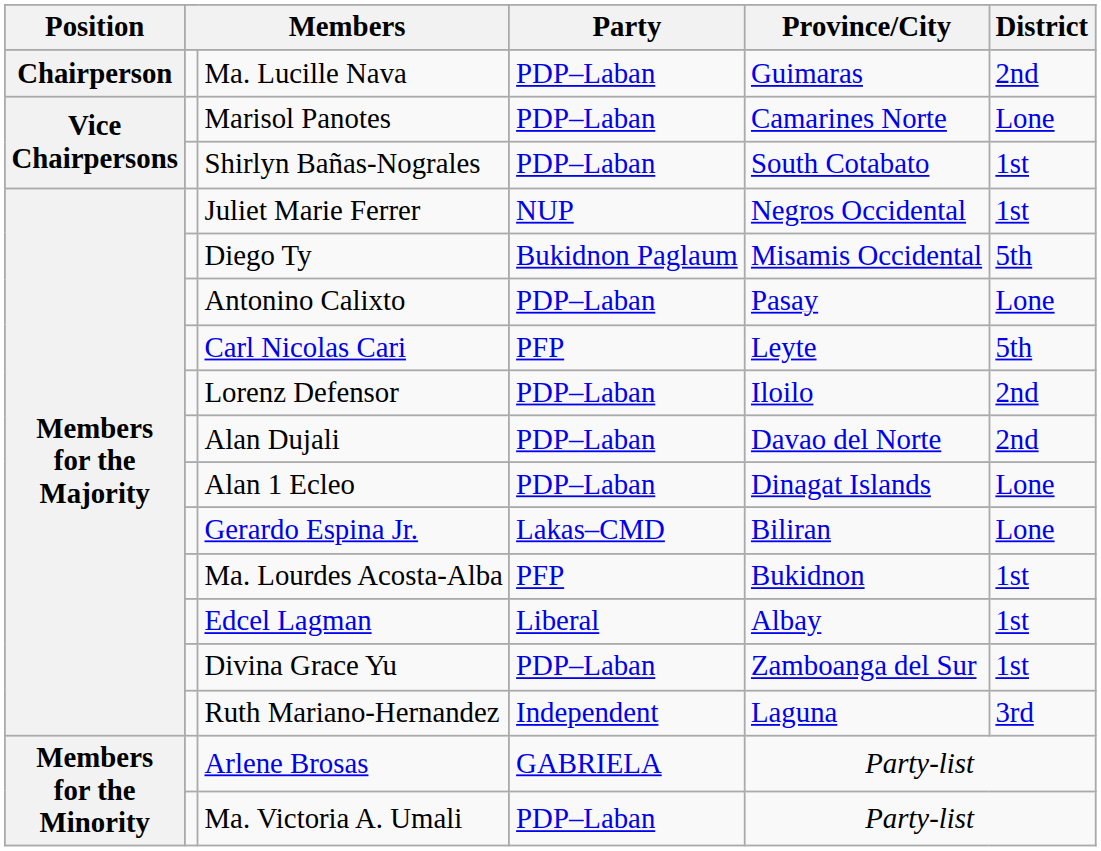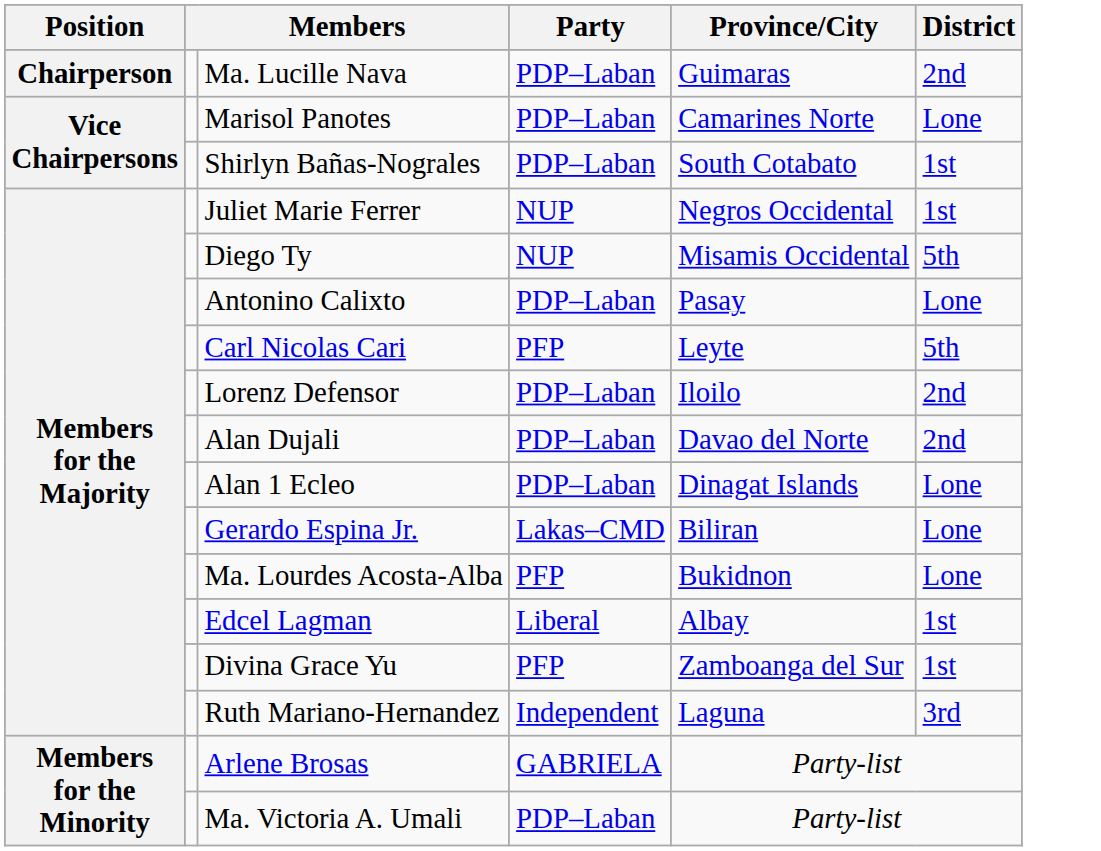(627, 255) Bukidnon Paglaum -> (545, 255) NUP
(1012, 575) 1st -> (952, 575) Lone
(586, 666) PDP–Laban -> (540, 666) PFP
